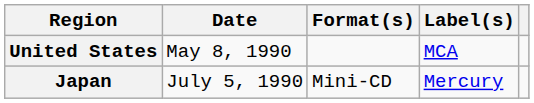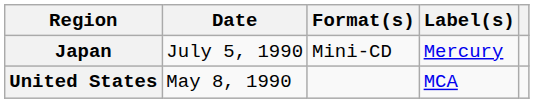rows swapped: (83, 51) <-> (83, 82)
